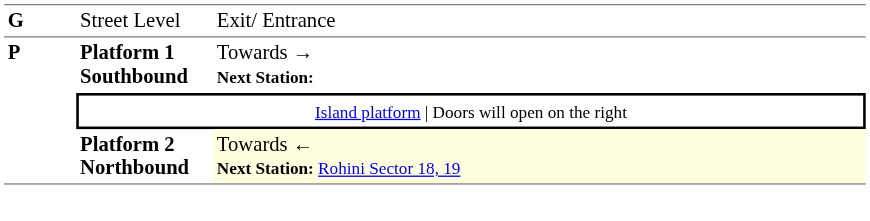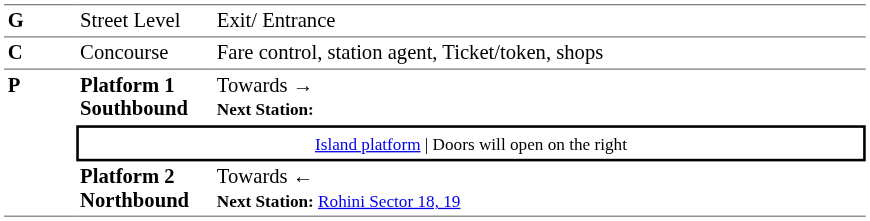+ row: (124, 52)
(339, 156) lightyellow background -> (339, 188) no background
